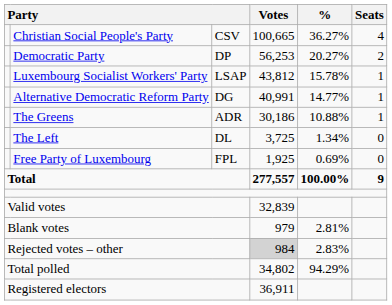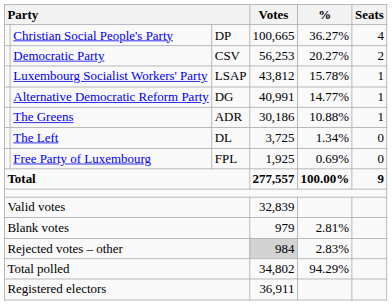(227, 35) CSV -> (223, 35) DP
(223, 55) DP -> (227, 55) CSV
